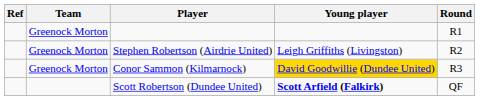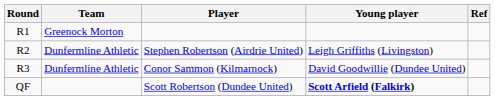columns swapped: (456, 13) <-> (15, 13)
(68, 50) Greenock Morton -> (91, 50) Dunfermline Athletic
(68, 68) Greenock Morton -> (91, 68) Dunfermline Athletic
(356, 68) gold background -> (387, 68) no background
